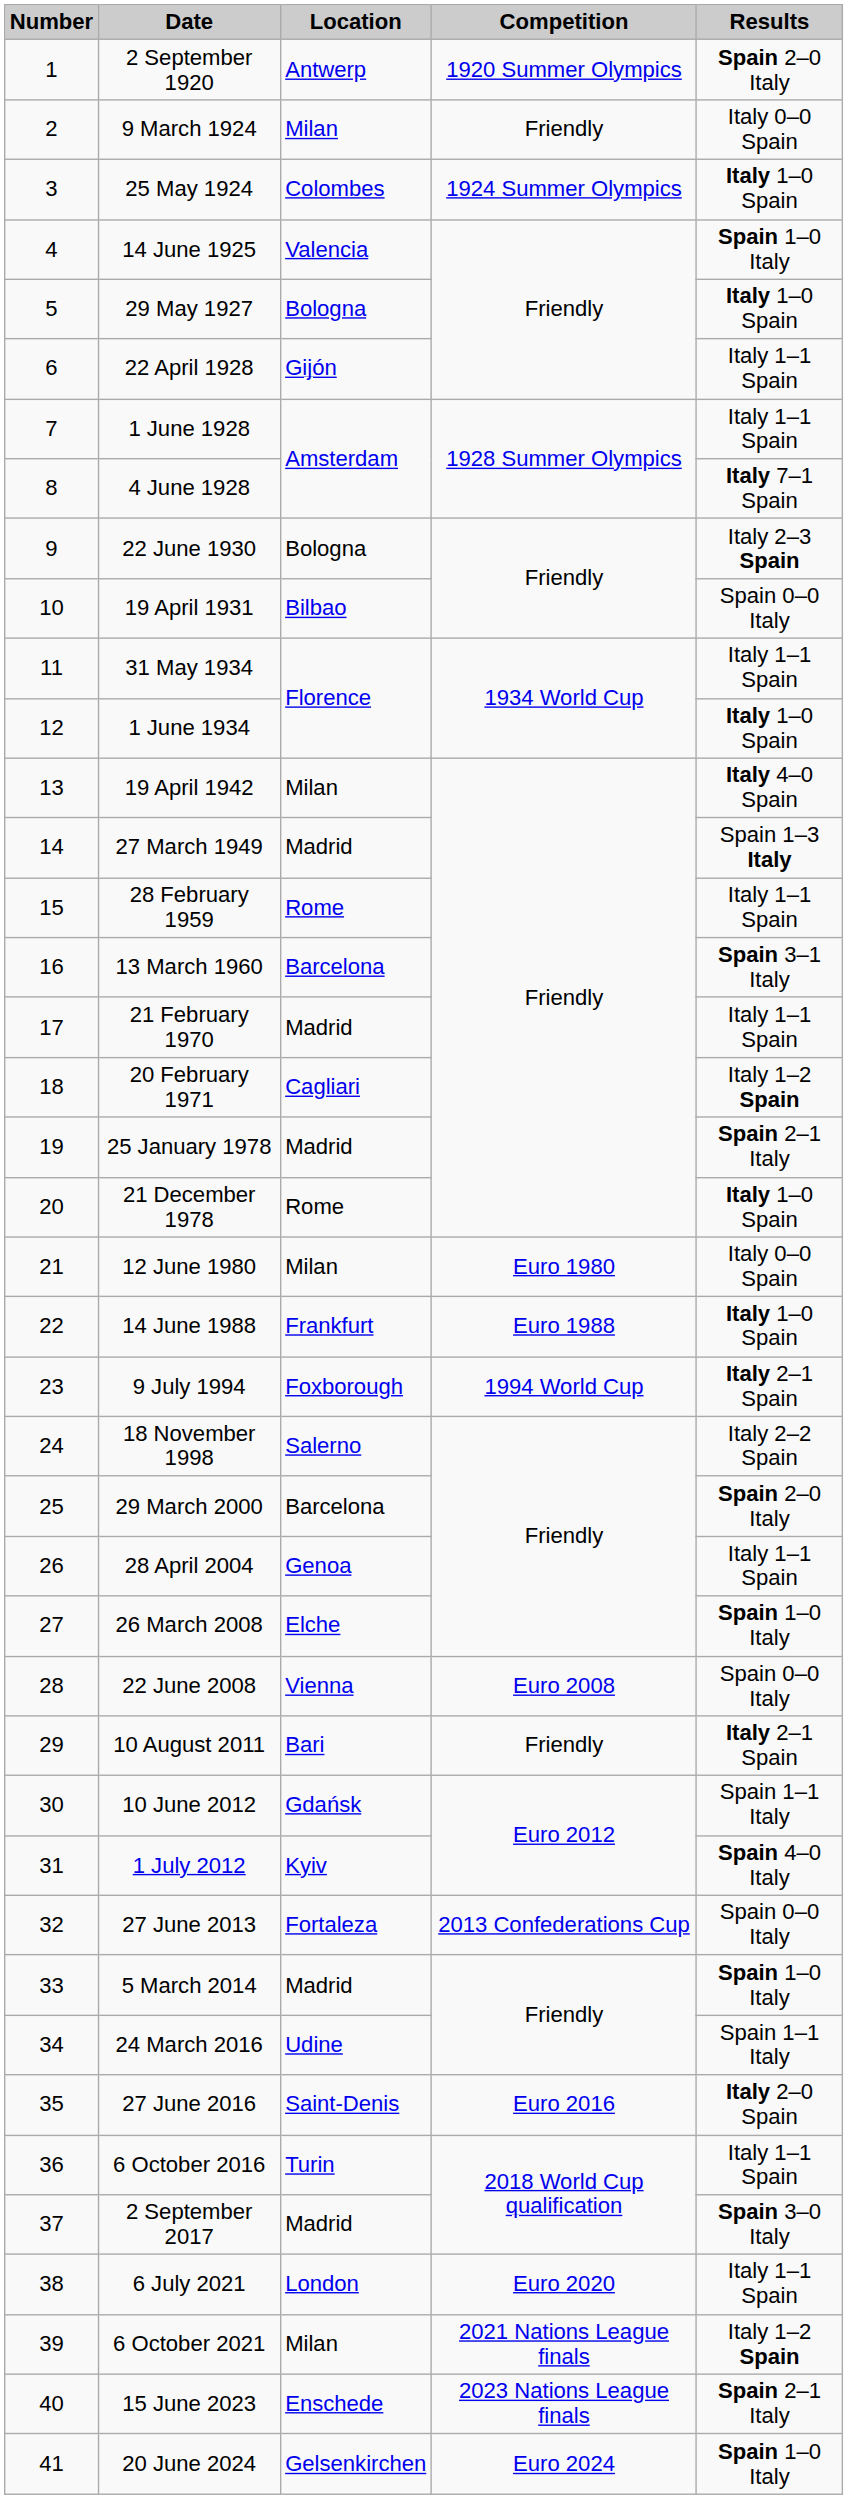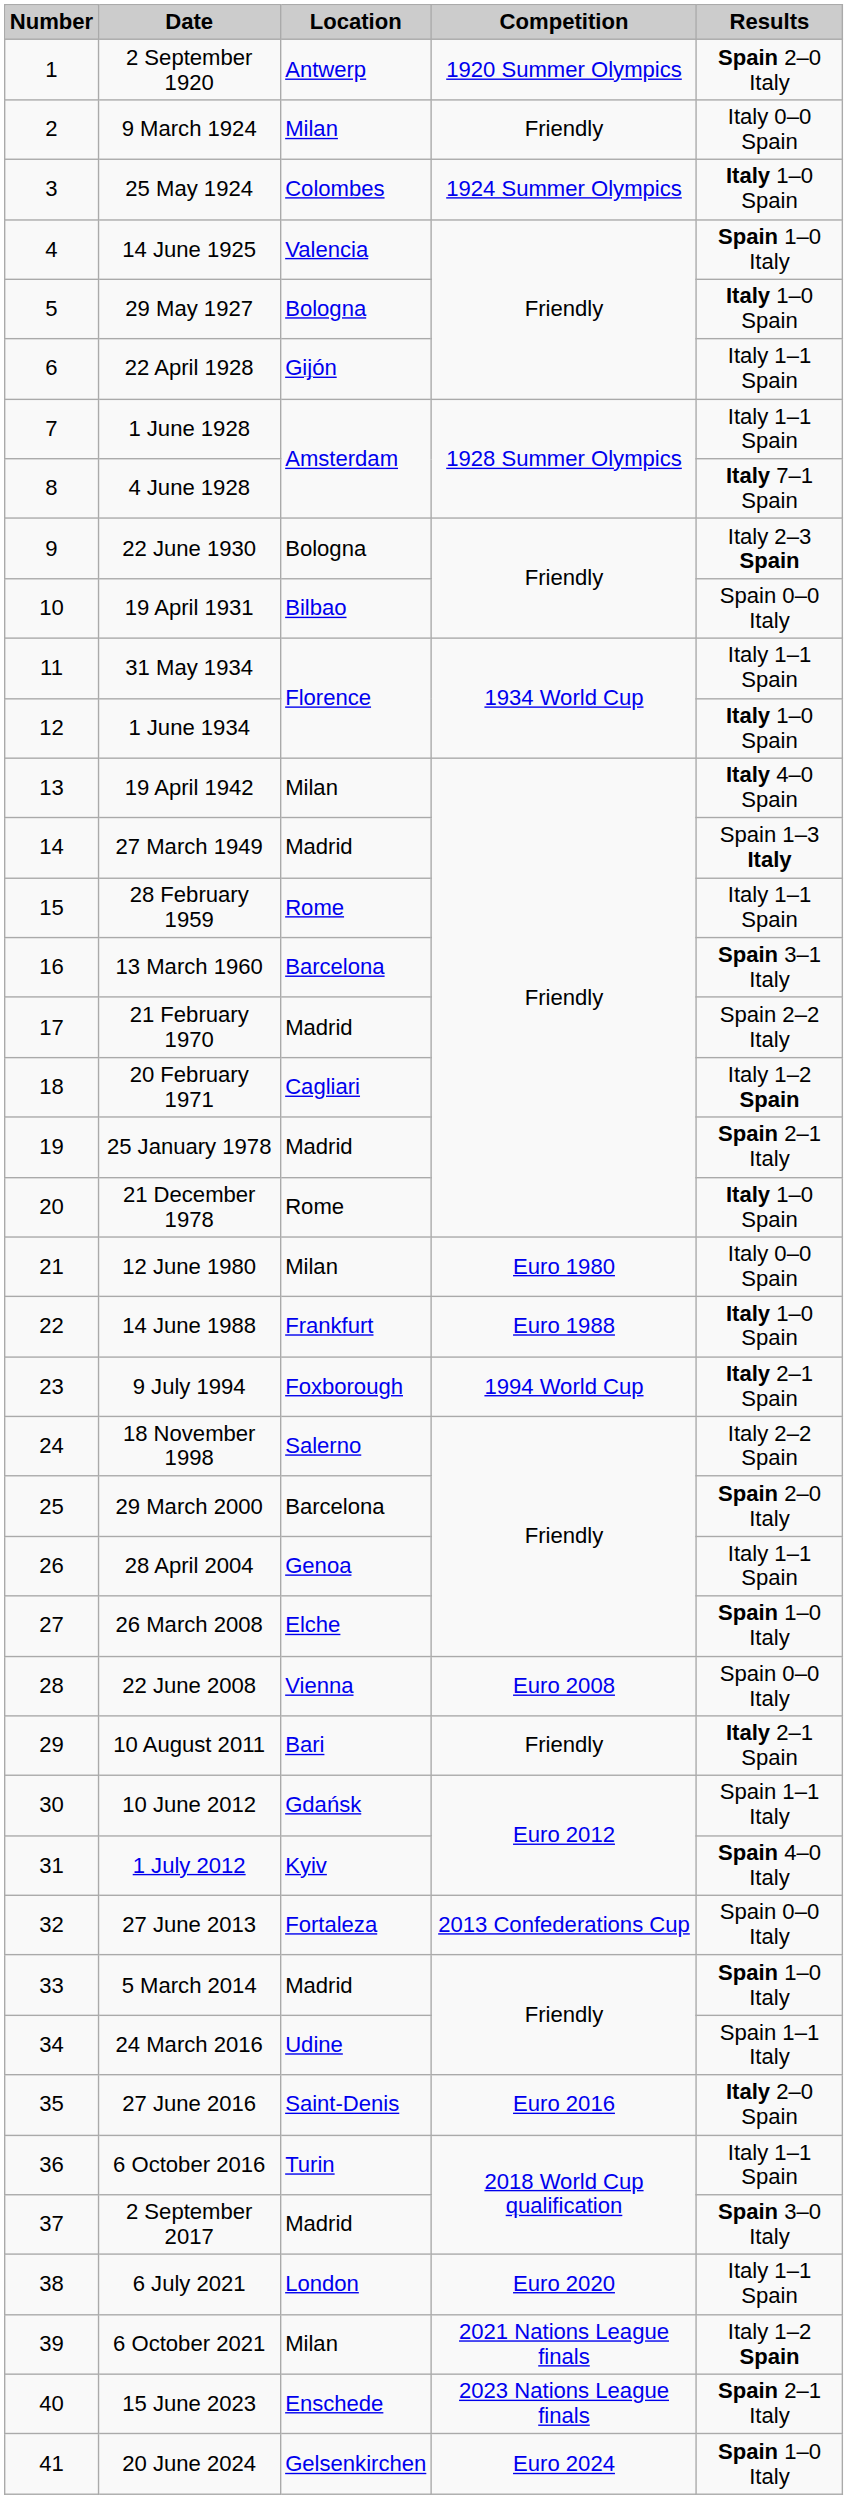(769, 1027) Italy 1–1 Spain -> (769, 1027) Spain 2–2 Italy
